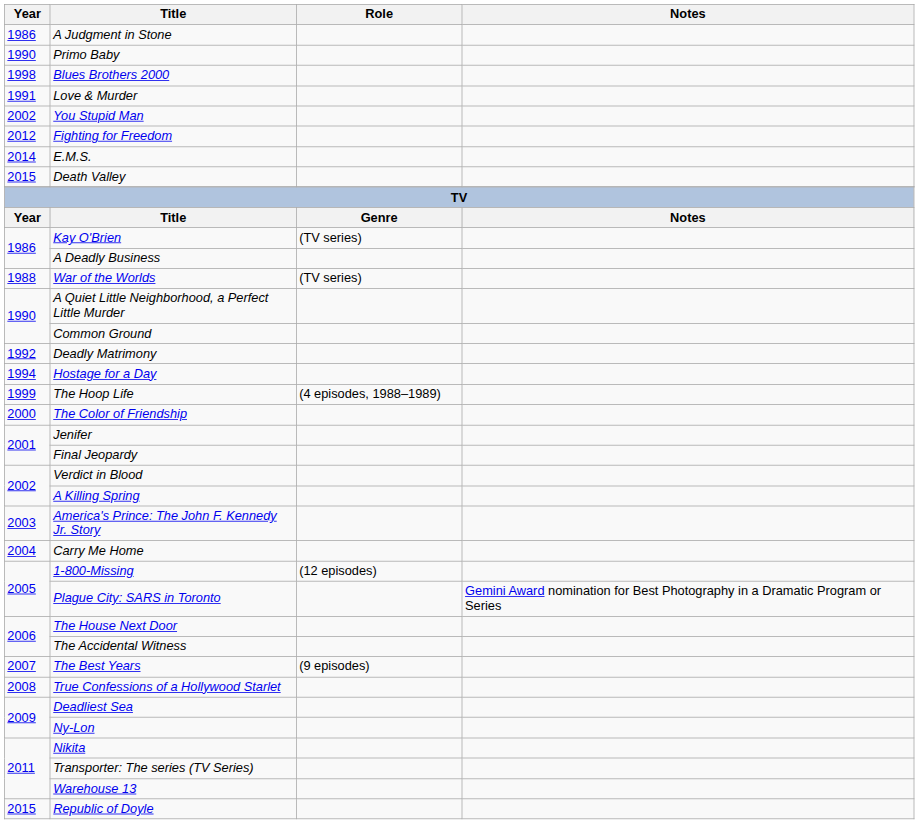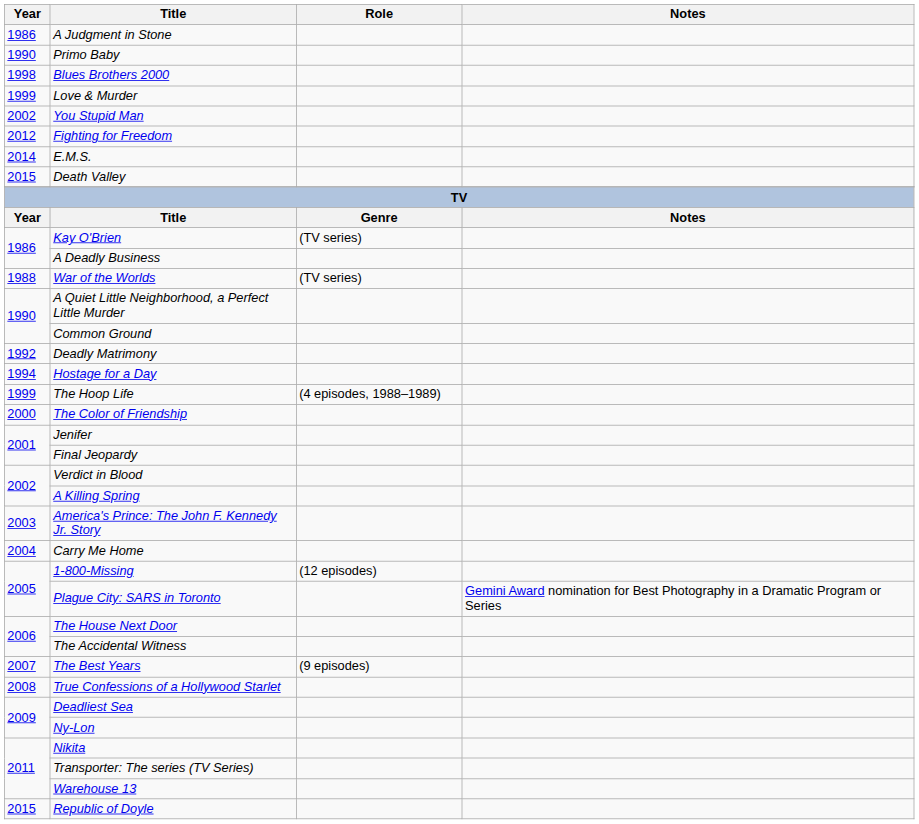(22, 95) 1991 -> (22, 95) 1999
